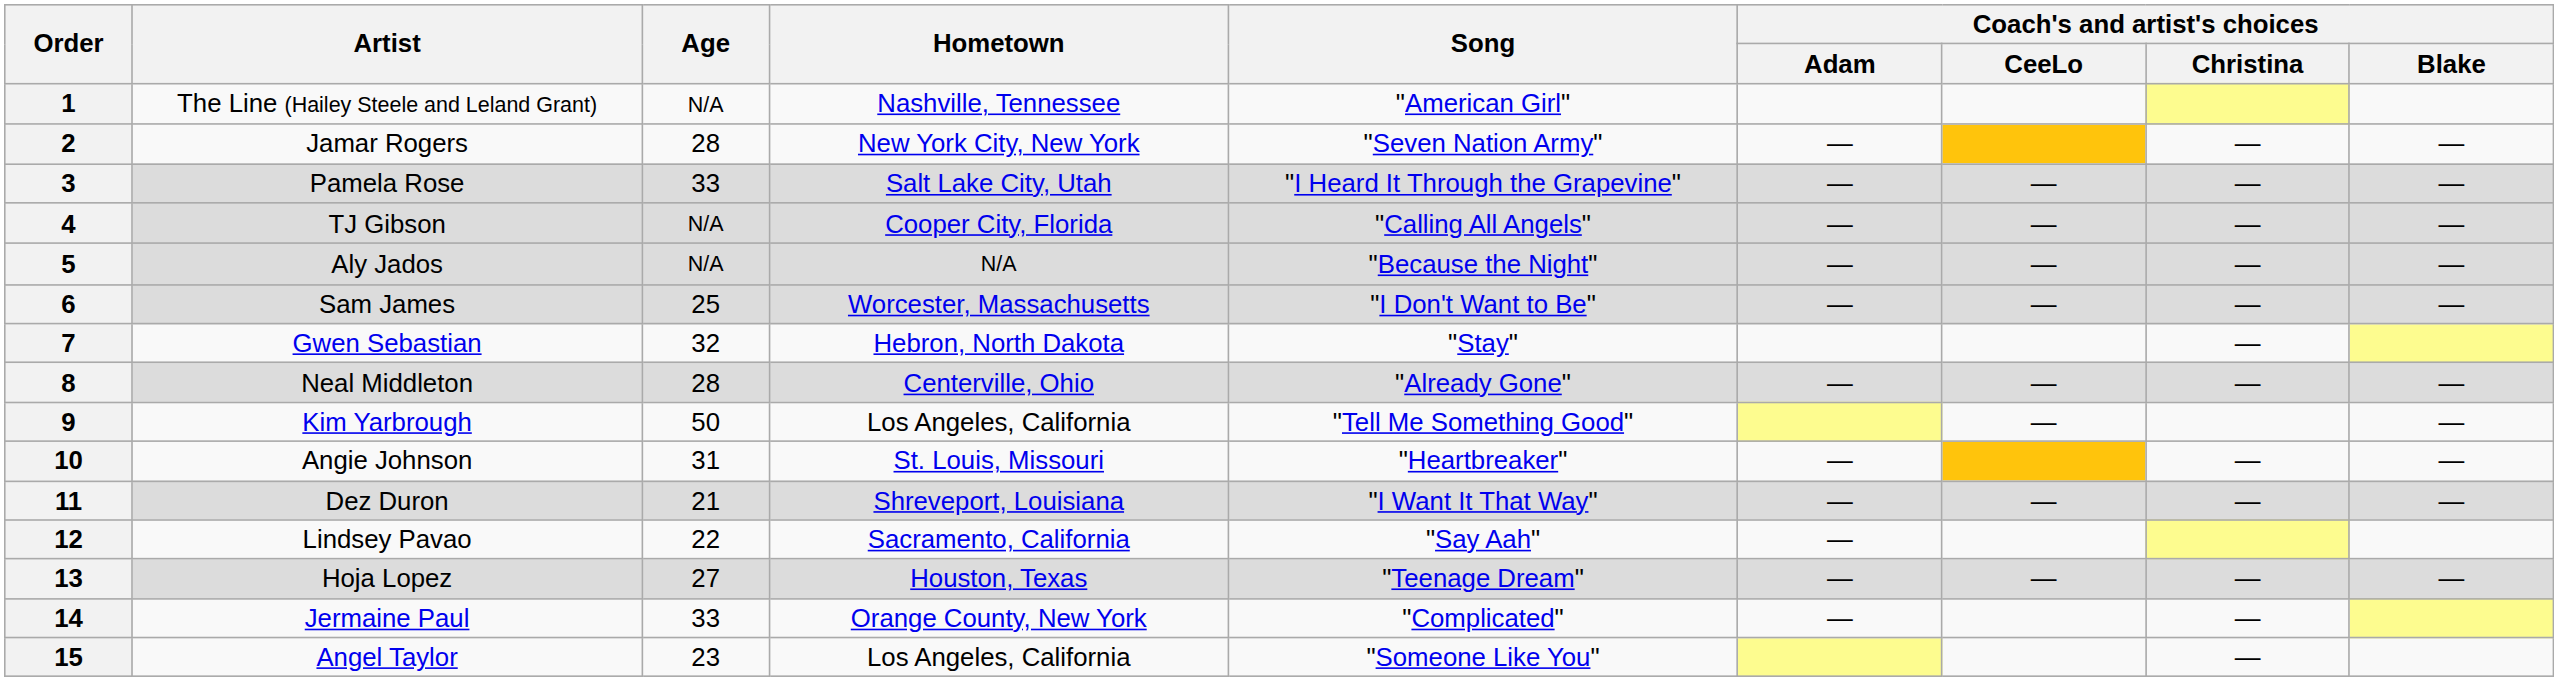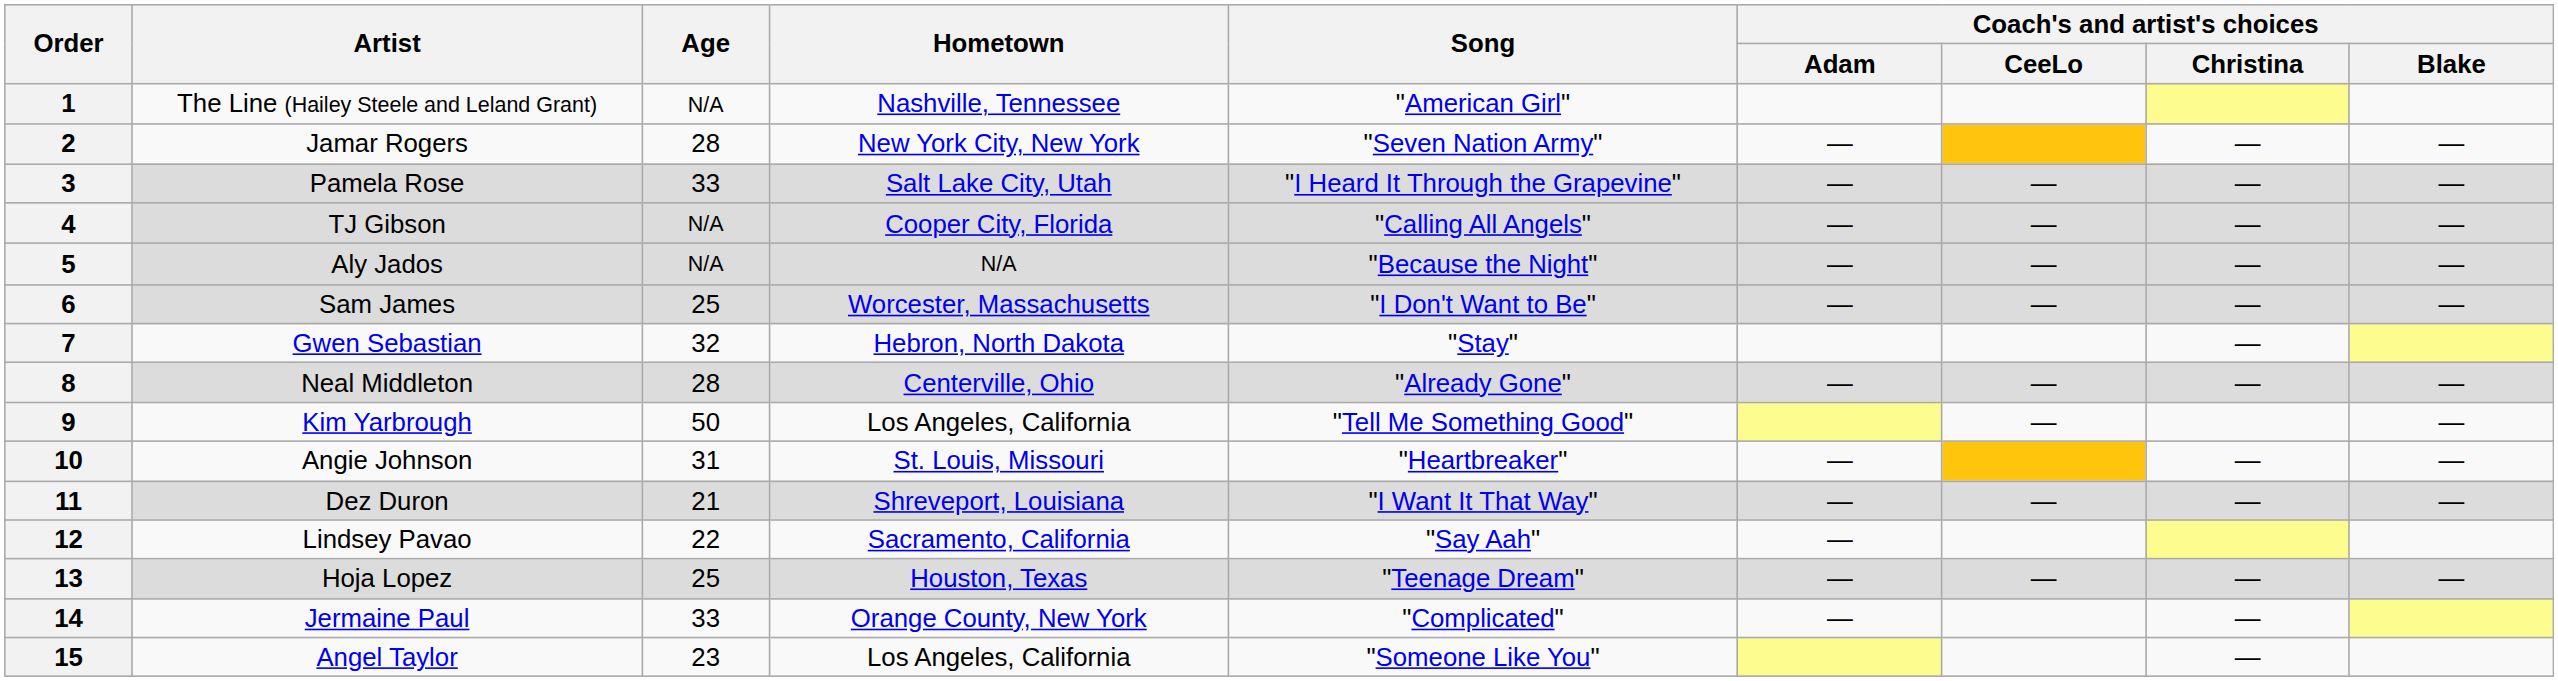(706, 579) 27 -> (706, 579) 25
